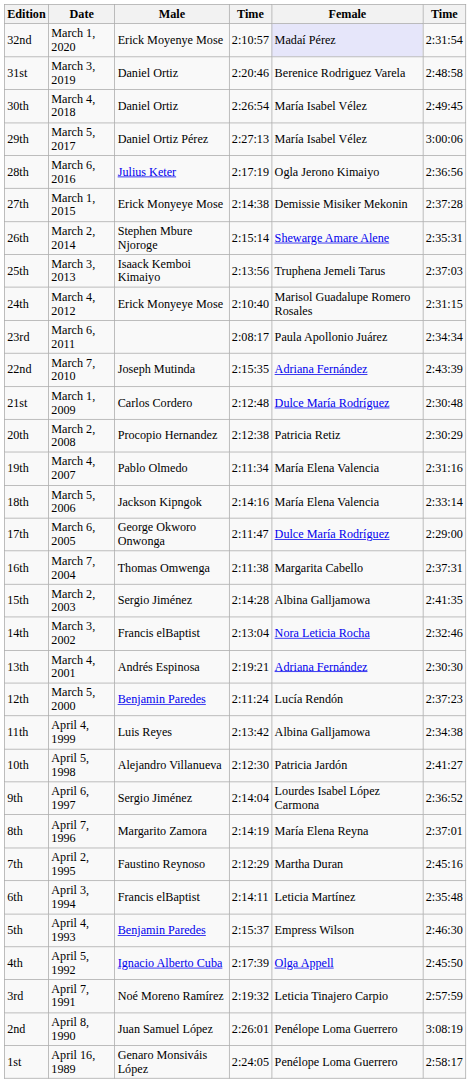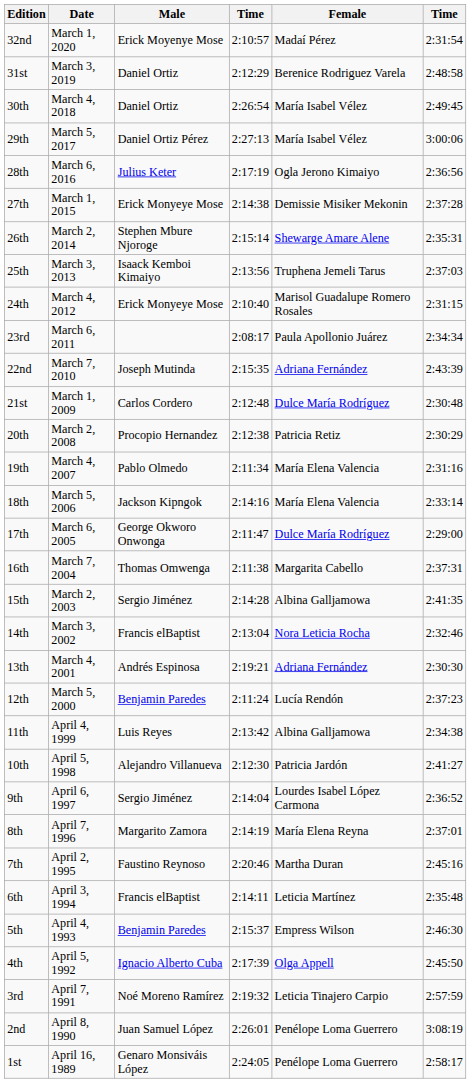(305, 40) lavender background -> (305, 40) no background
(250, 73) 2:20:46 -> (250, 73) 2:12:29
(250, 864) 2:12:29 -> (250, 864) 2:20:46
